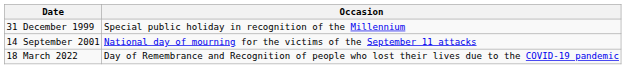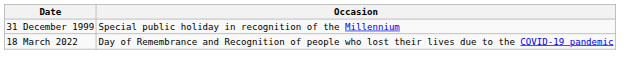- row: (53, 41)
